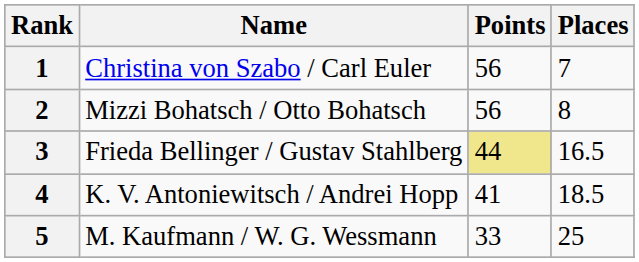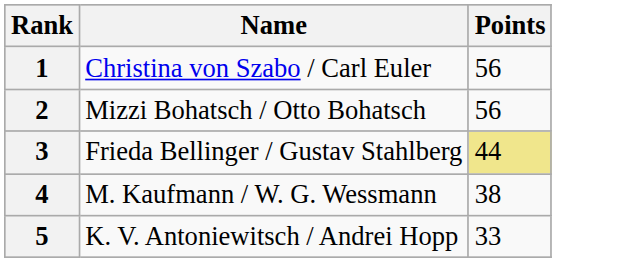- column: (593, 25)
(272, 194) K. V. Antoniewitsch / Andrei Hopp -> (261, 194) M. Kaufmann / W. G. Wessmann
(488, 194) 41 -> (488, 194) 38
(261, 236) M. Kaufmann / W. G. Wessmann -> (272, 236) K. V. Antoniewitsch / Andrei Hopp
